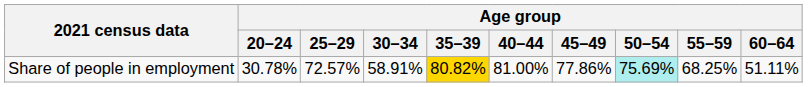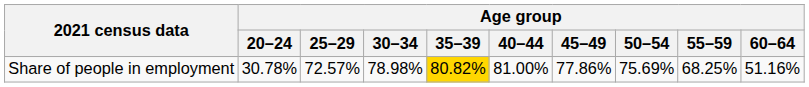(395, 69) 58.91% -> (395, 69) 78.98%
(647, 69) paleturquoise background -> (647, 69) no background
(772, 69) 51.11% -> (772, 69) 51.16%
